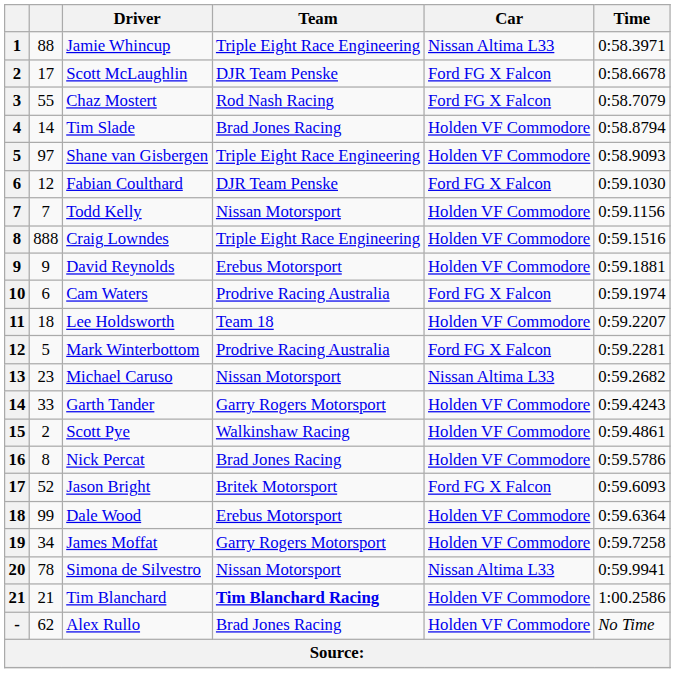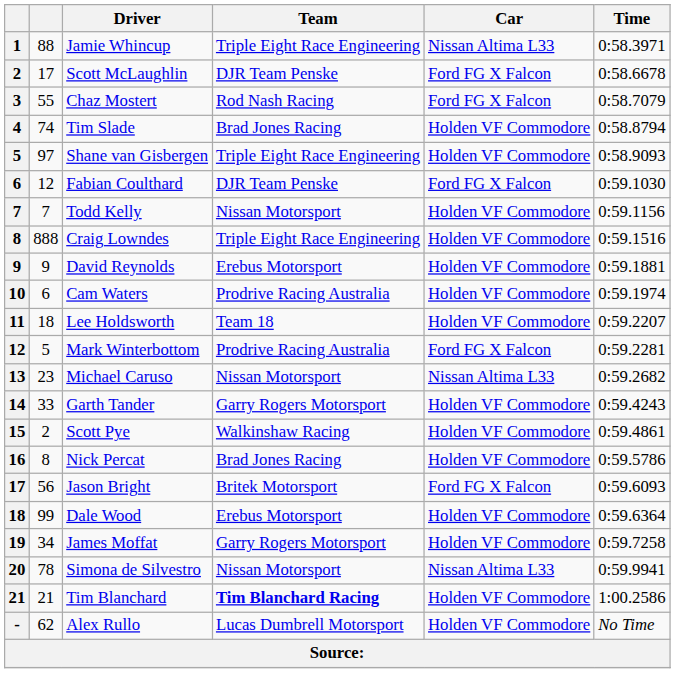(46, 128) 14 -> (46, 128) 74
(490, 293) Ford FG X Falcon -> (509, 293) Holden VF Commodore
(46, 487) 52 -> (46, 487) 56
(279, 625) Brad Jones Racing -> (310, 625) Lucas Dumbrell Motorsport
